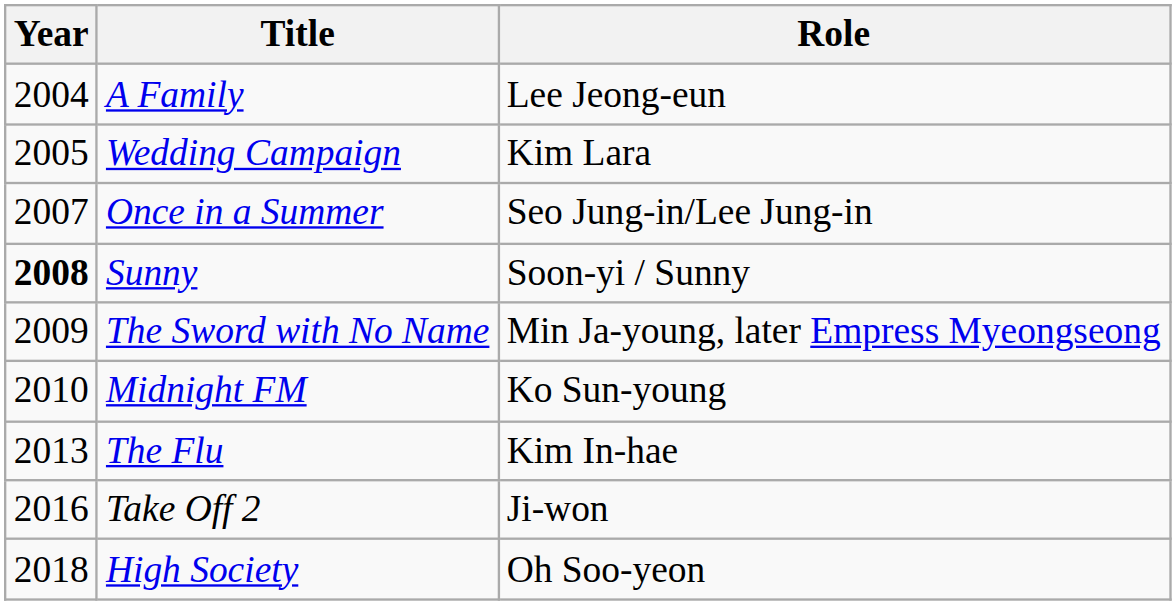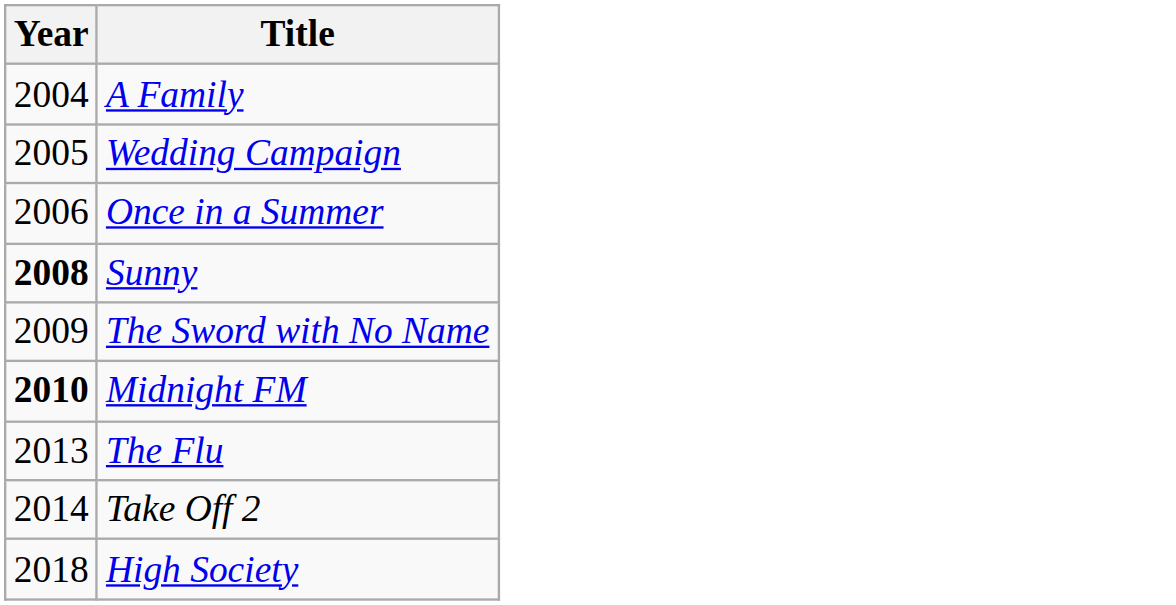- column: (834, 34)
(51, 212) 2007 -> (51, 212) 2006
(51, 390) normal -> (51, 390) bold
(51, 509) 2016 -> (51, 509) 2014
